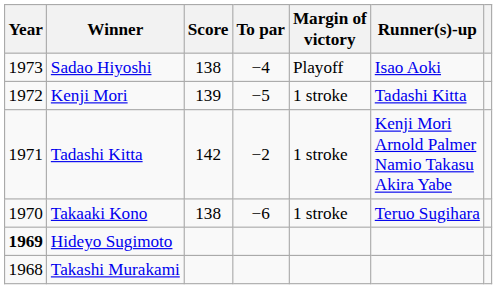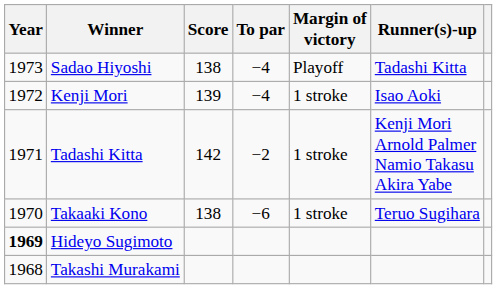(408, 67) Isao Aoki -> (421, 67) Tadashi Kitta
(261, 95) −5 -> (261, 95) −4
(421, 95) Tadashi Kitta -> (408, 95) Isao Aoki
